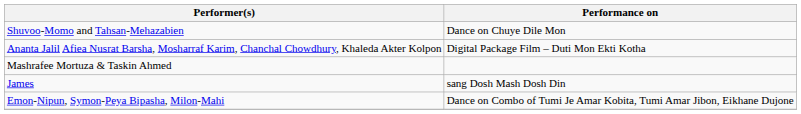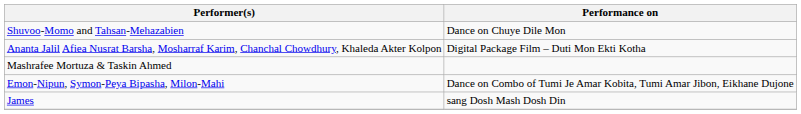rows swapped: (20, 83) <-> (116, 100)
